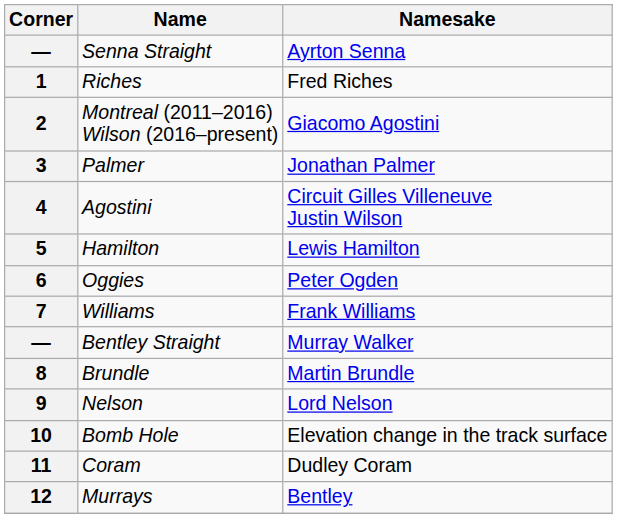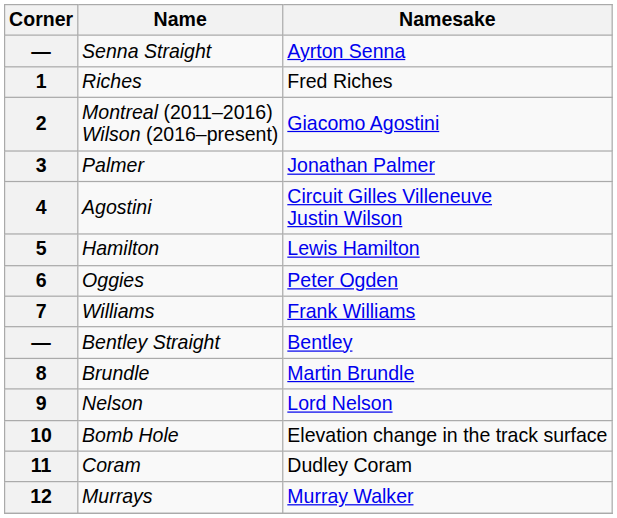(350, 342) Murray Walker -> (320, 342) Bentley
(320, 497) Bentley -> (350, 497) Murray Walker
